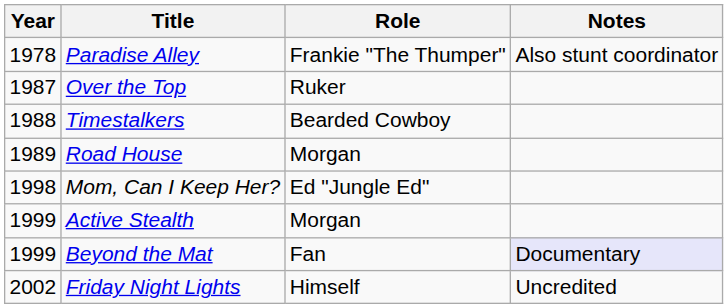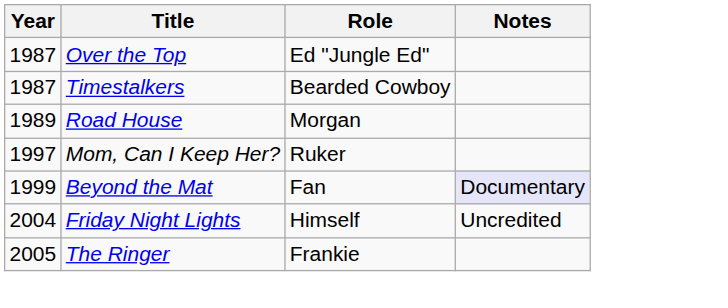- row: (132, 54)
(318, 87) Ruker -> (360, 54) Ed "Jungle Ed"
(33, 120) 1988 -> (33, 87) 1987
(33, 187) 1998 -> (33, 154) 1997
(360, 187) Ed "Jungle Ed" -> (318, 154) Ruker
- row: (130, 220)
(33, 287) 2002 -> (33, 220) 2004
+ row: (118, 253)
